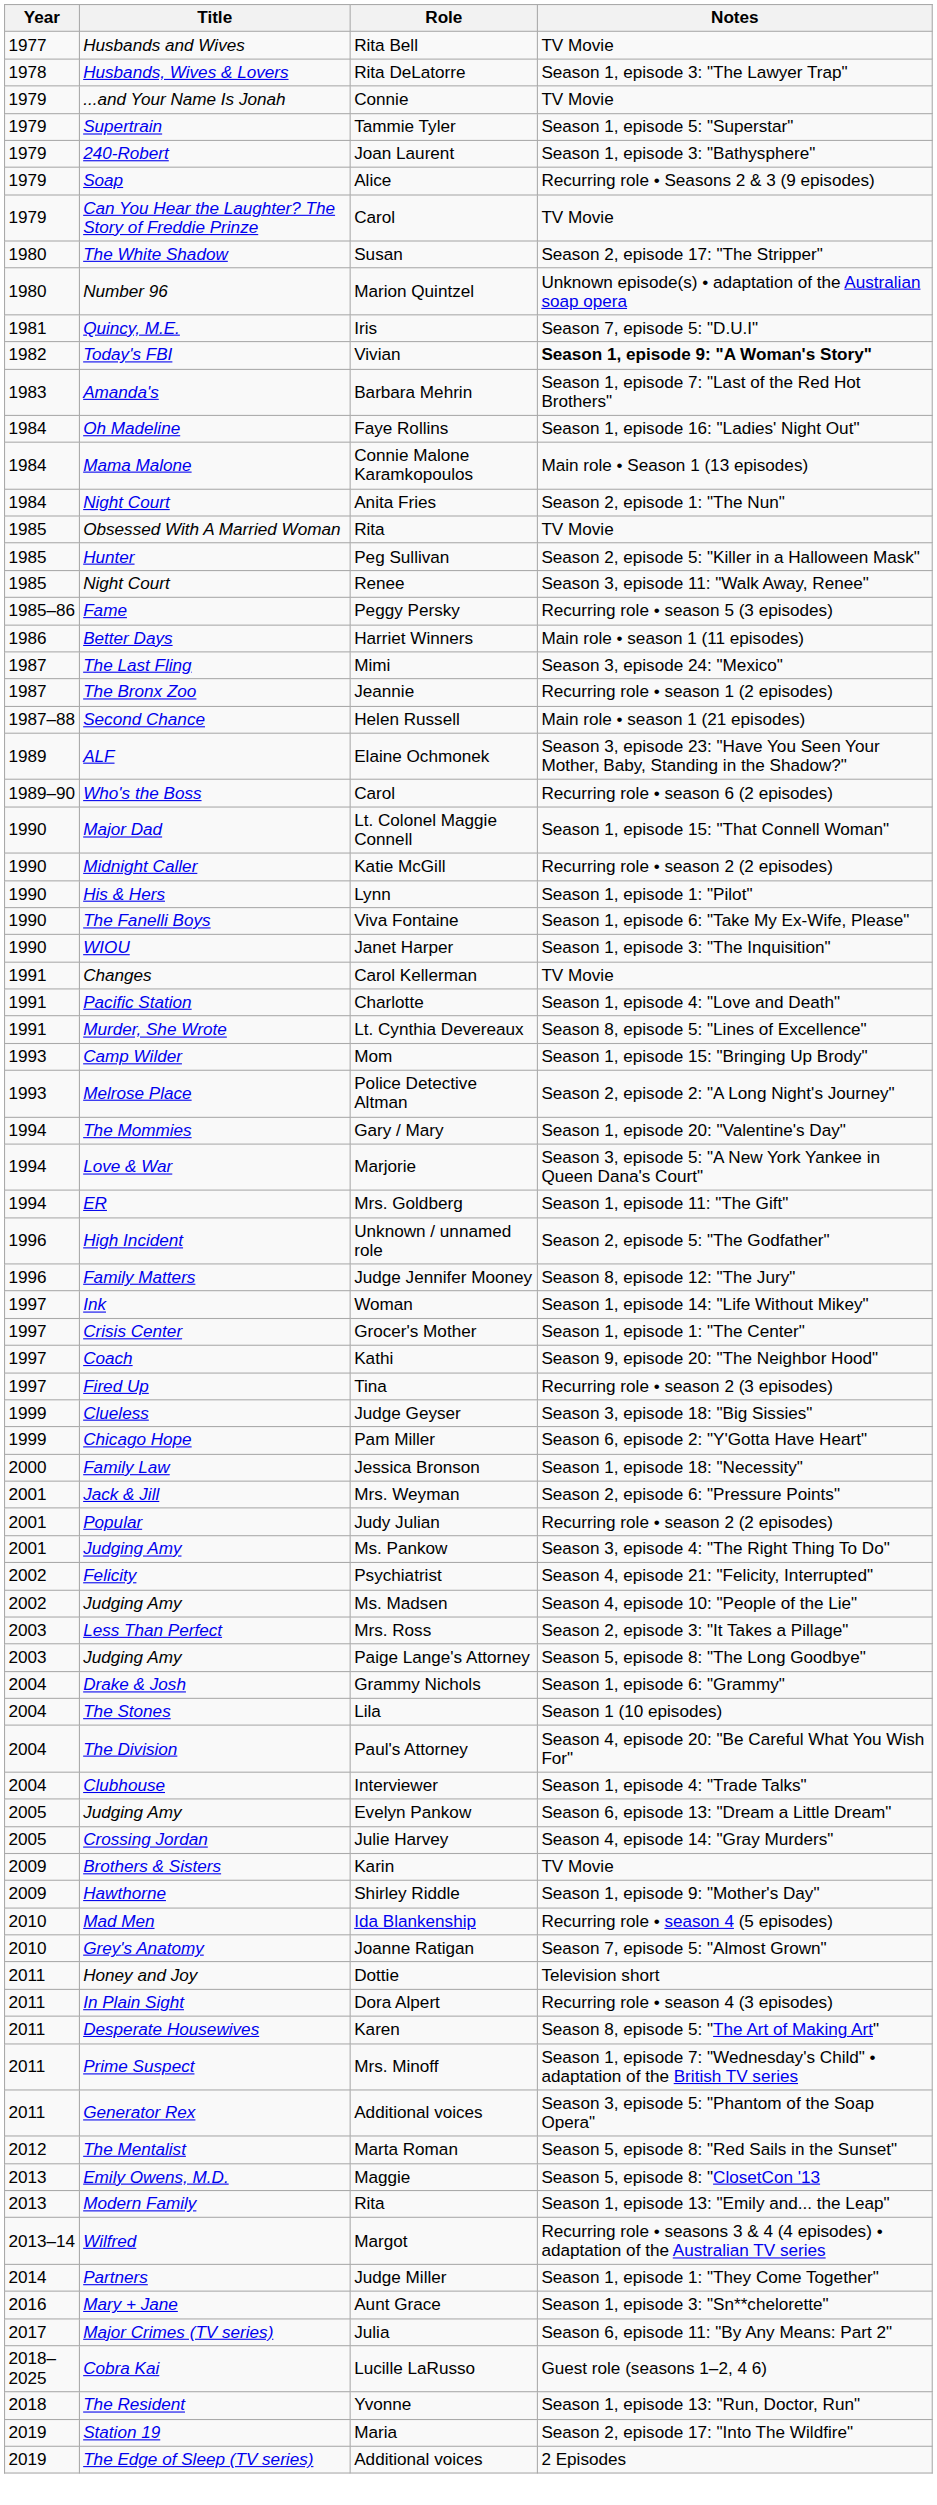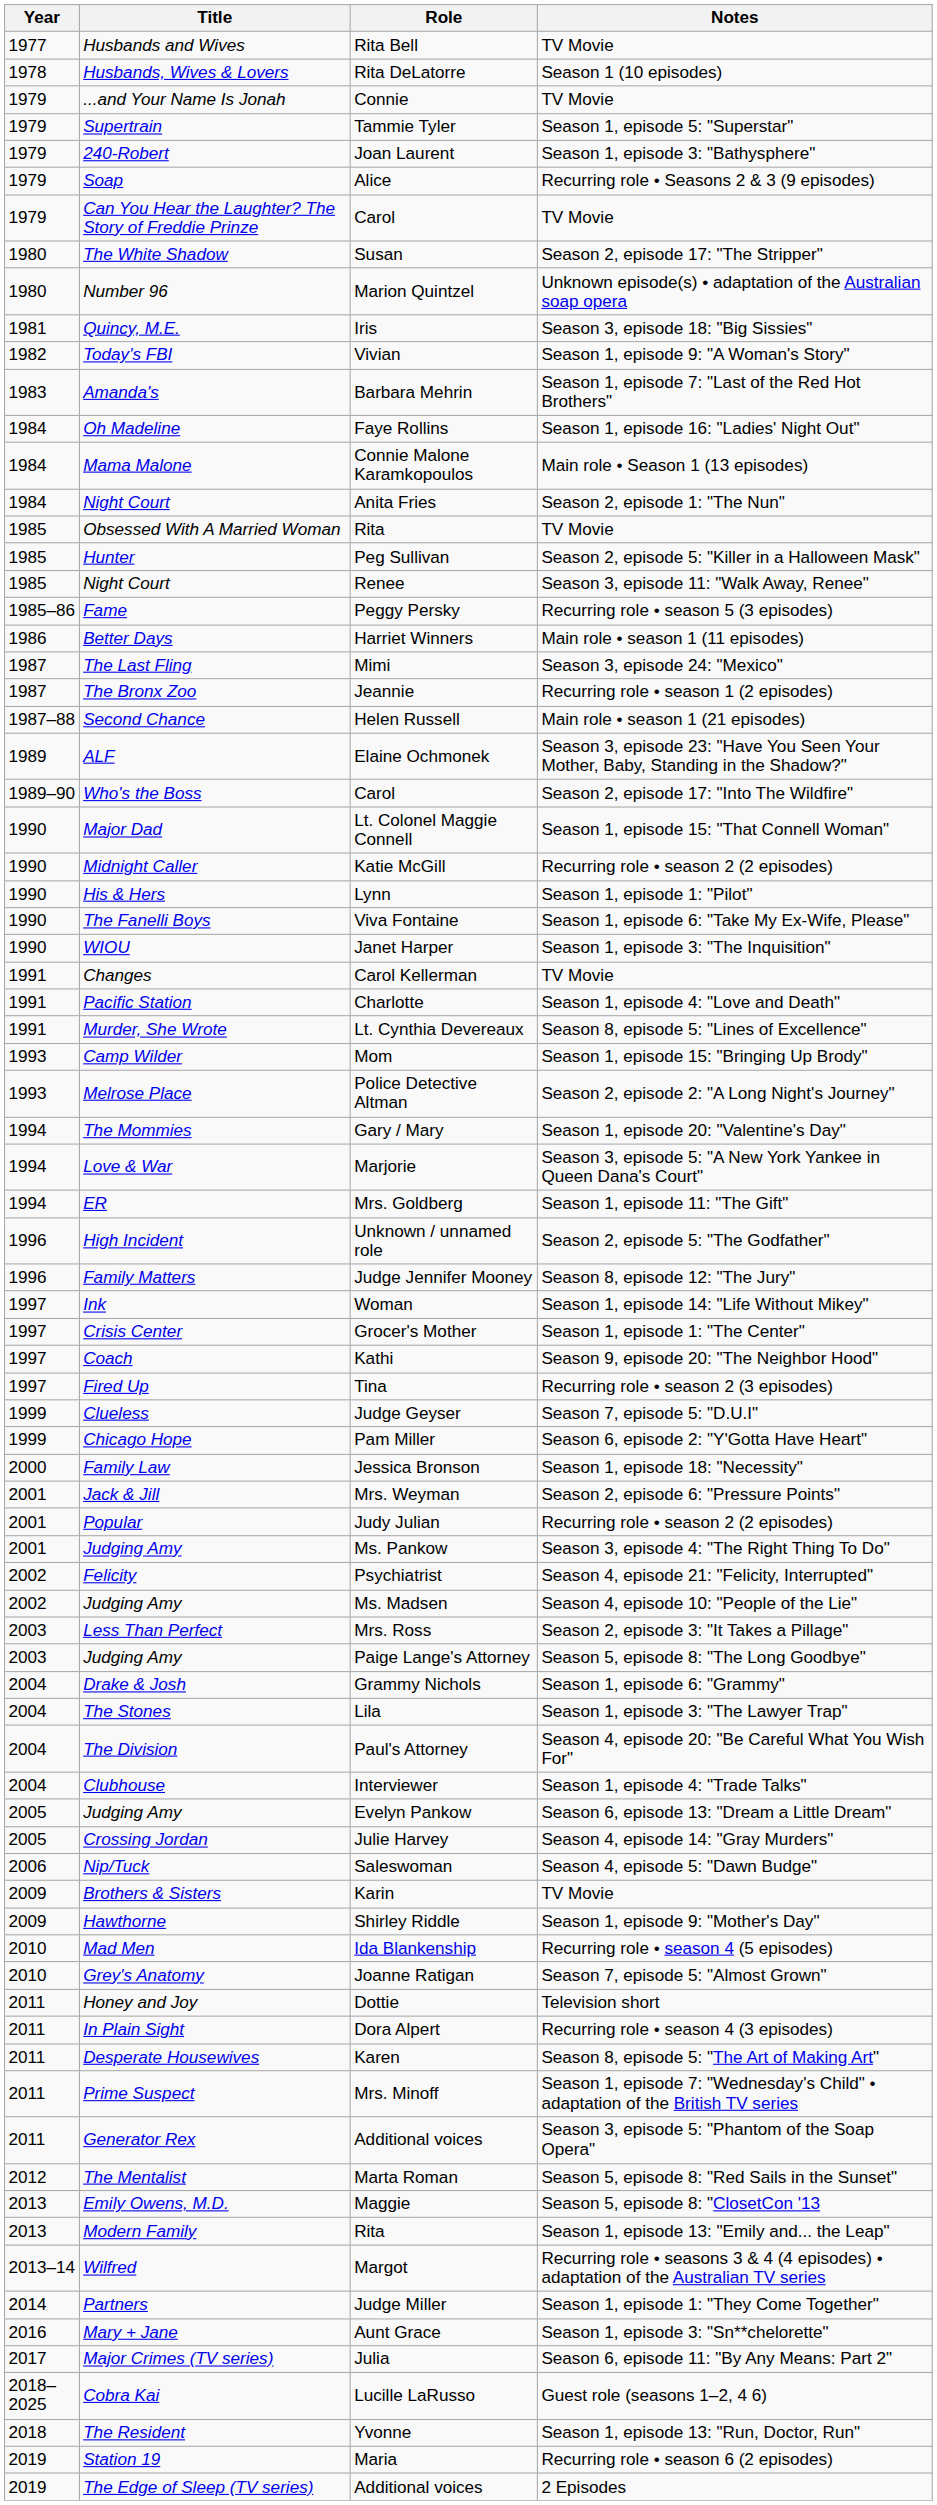(695, 72) Season 1, episode 3: "The Lawyer Trap" -> (632, 72) Season 1 (10 episodes)
(650, 328) Season 7, episode 5: "D.U.I" -> (677, 328) Season 3, episode 18: "Big Sissies"
(707, 355) bold -> (696, 355) normal
(687, 793) Recurring role • season 6 (2 episodes) -> (697, 793) Season 2, episode 17: "Into The Wildfire"
(677, 1413) Season 3, episode 18: "Big Sissies" -> (650, 1413) Season 7, episode 5: "D.U.I"
(632, 1711) Season 1 (10 episodes) -> (695, 1711) Season 1, episode 3: "The Lawyer Trap"
+ row: (116, 1866)
(697, 2432) Season 2, episode 17: "Into The Wildfire" -> (687, 2459) Recurring role • season 6 (2 episodes)
